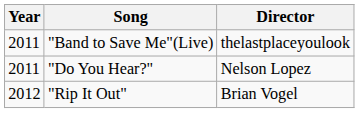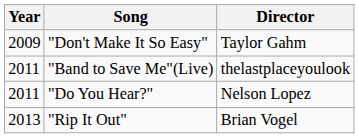+ row: (128, 42)
(24, 94) 2012 -> (24, 119) 2013
